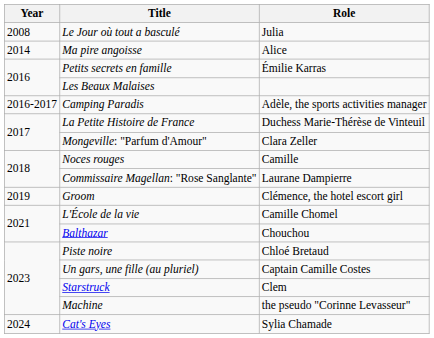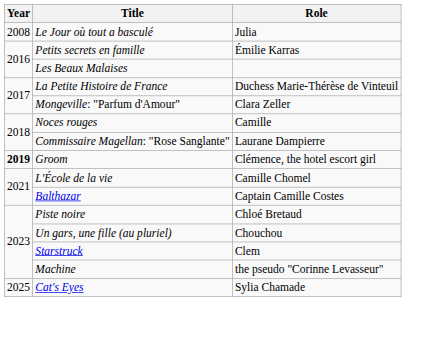- row: (102, 50)
- row: (103, 104)
(19, 196) normal -> (19, 159) bold
(285, 232) Chouchou -> (289, 196) Captain Camille Costes
(316, 269) Captain Camille Costes -> (259, 232) Chouchou
(19, 324) 2024 -> (19, 287) 2025
